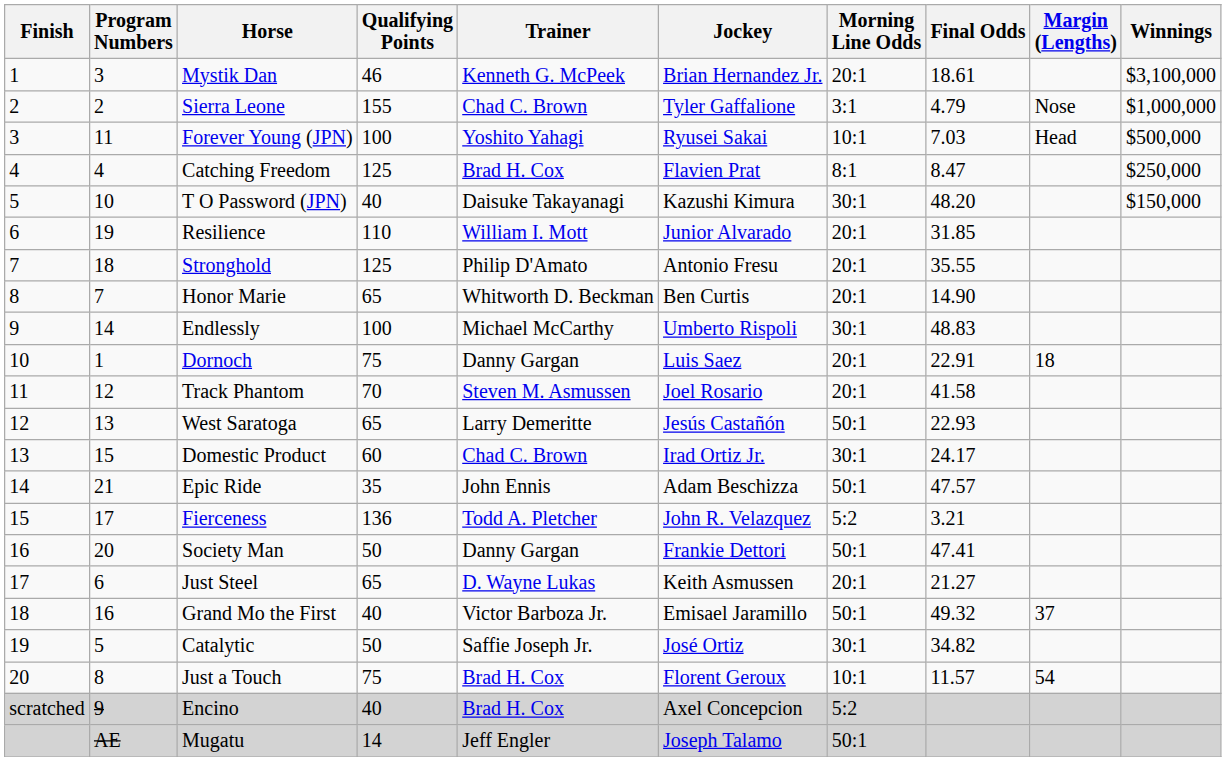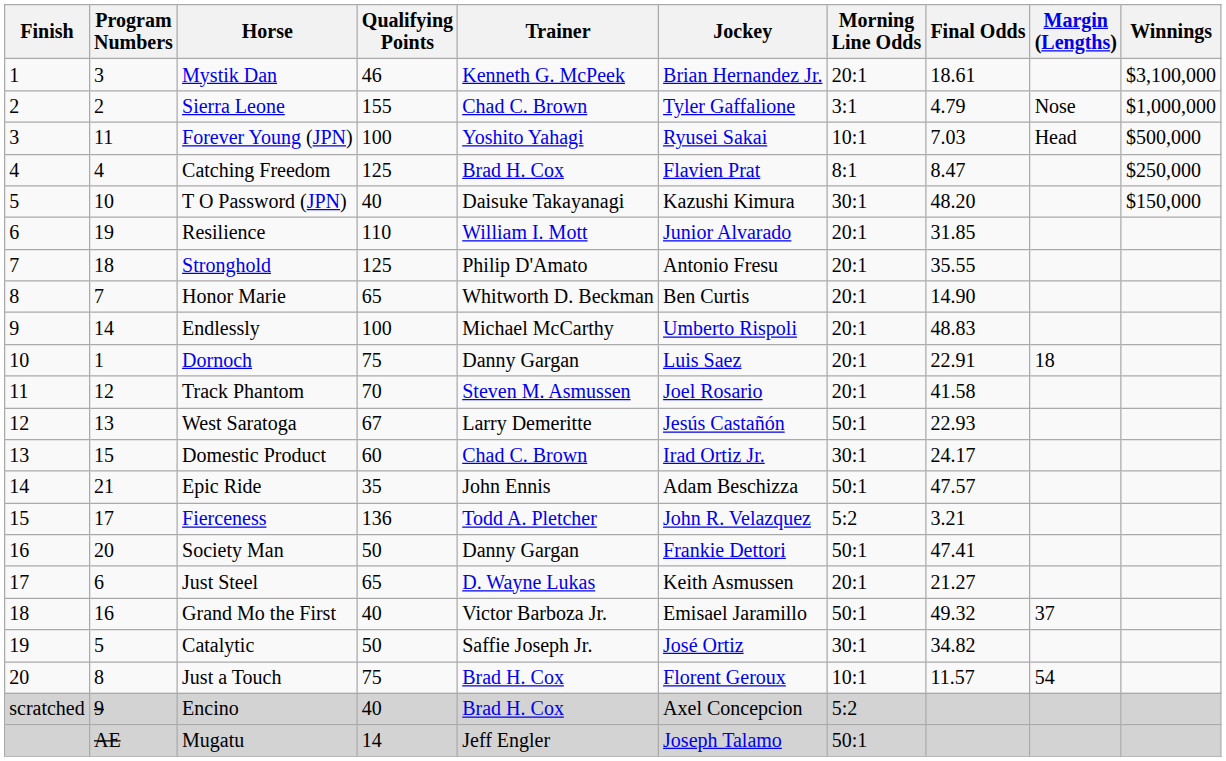(849, 328) 30:1 -> (849, 328) 20:1
(372, 423) 65 -> (372, 423) 67
